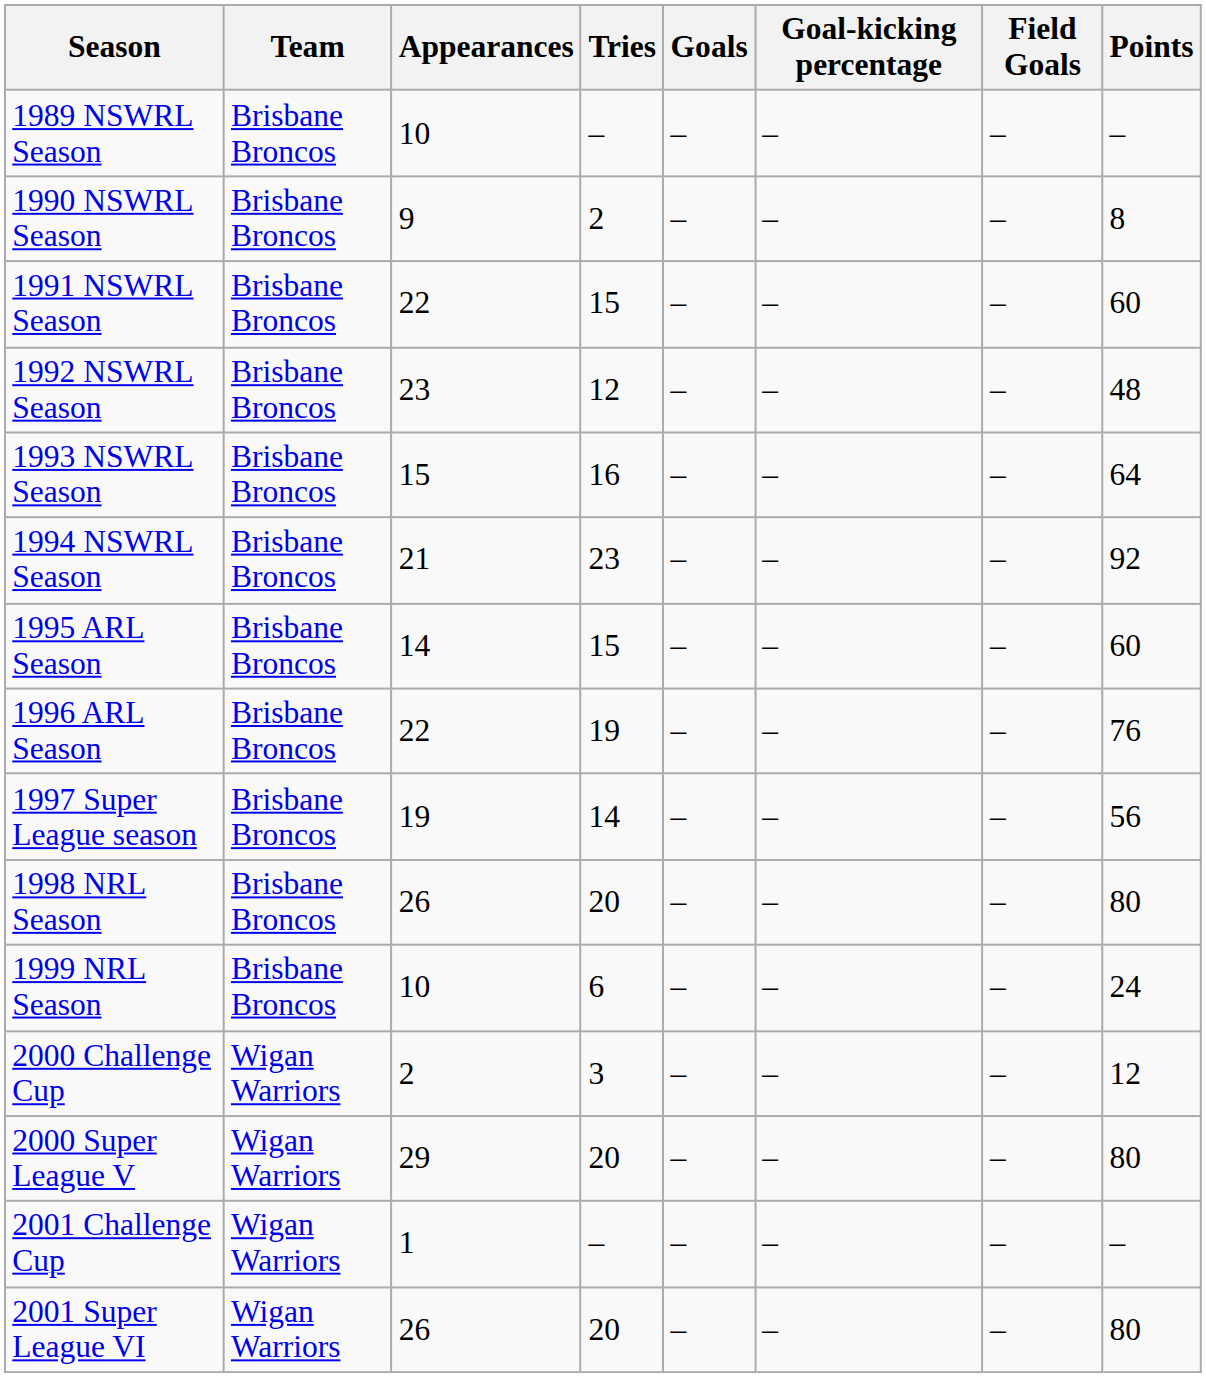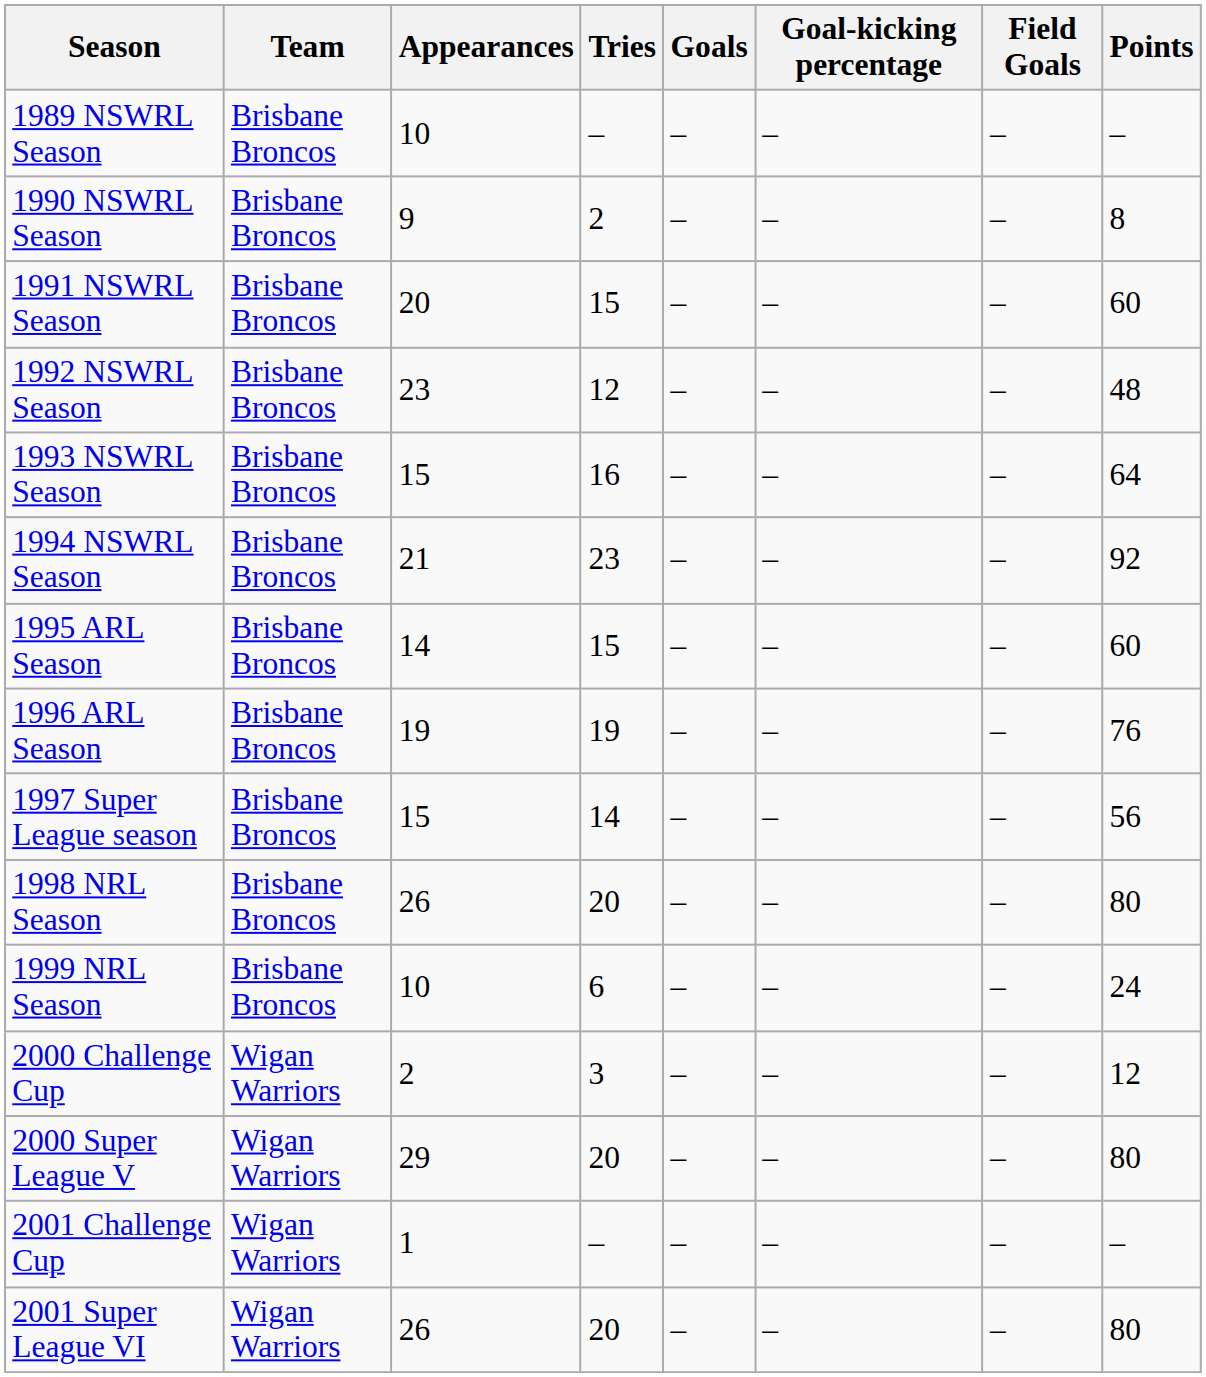(414, 303) 22 -> (414, 303) 20
(414, 730) 22 -> (414, 730) 19
(414, 816) 19 -> (414, 816) 15
